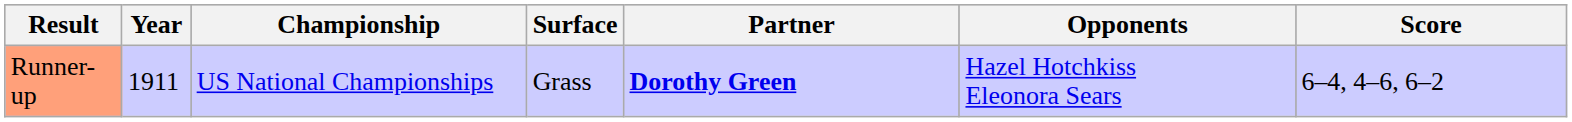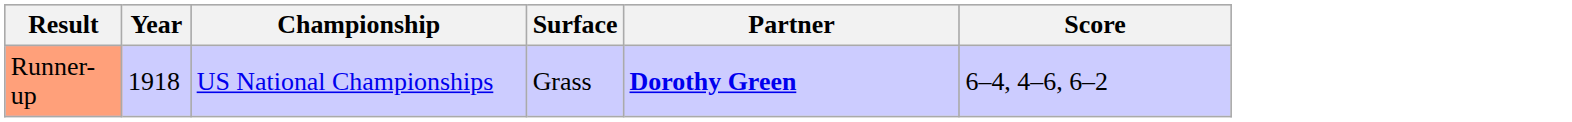- column: (1127, 25)
(153, 80) 1911 -> (154, 80) 1918
